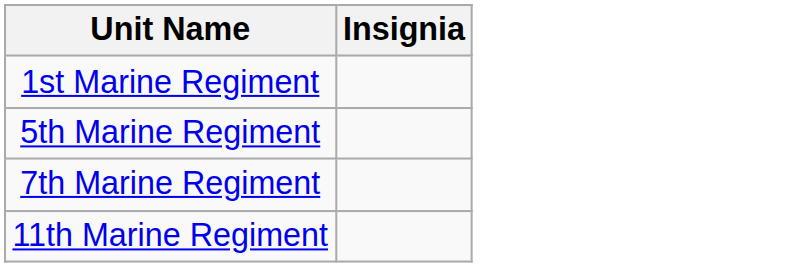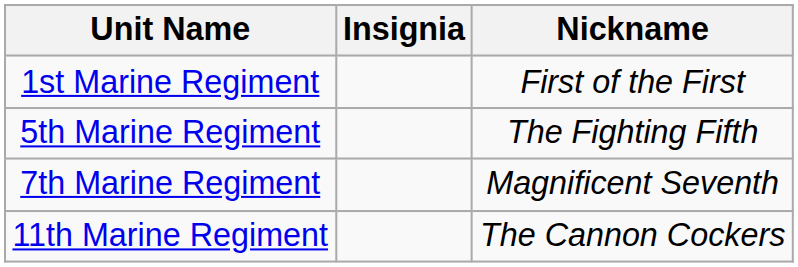+ column: (633, 30)
